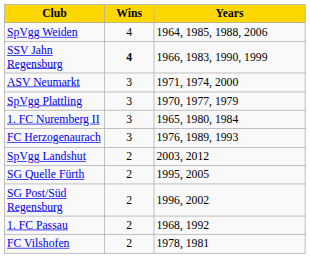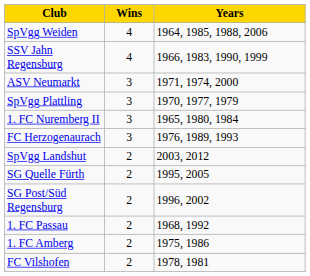(129, 57) bold -> (129, 57) normal
+ row: (40, 243)
